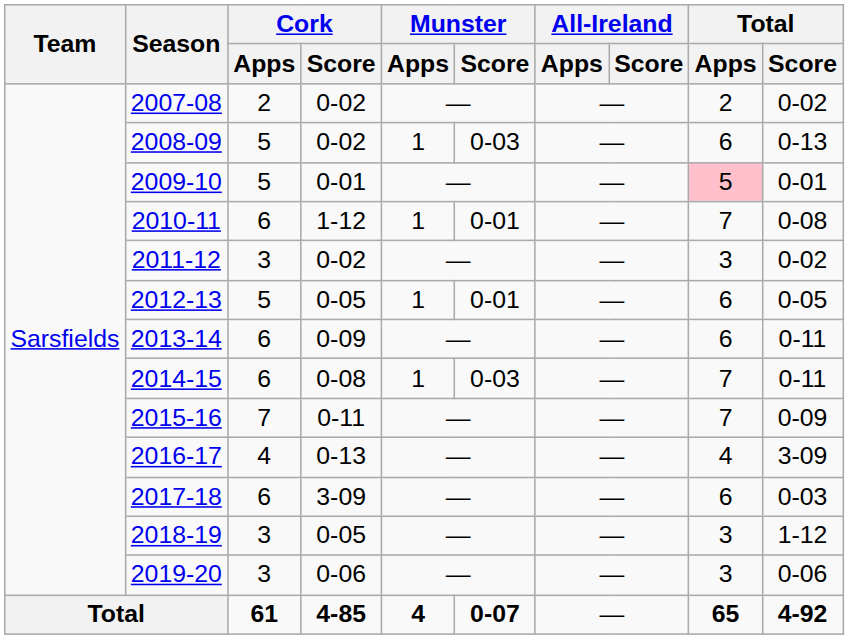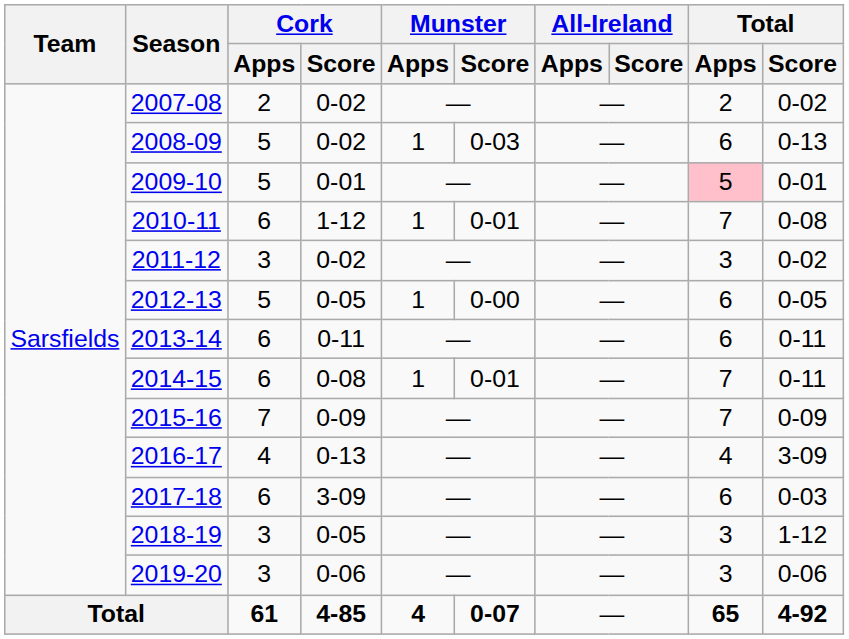(495, 299) 0-01 -> (495, 299) 0-00
(341, 338) 0-09 -> (341, 338) 0-11
(495, 378) 0-03 -> (495, 378) 0-01
(341, 417) 0-11 -> (341, 417) 0-09
